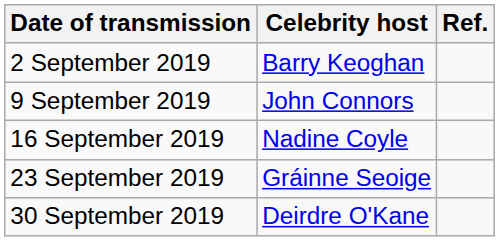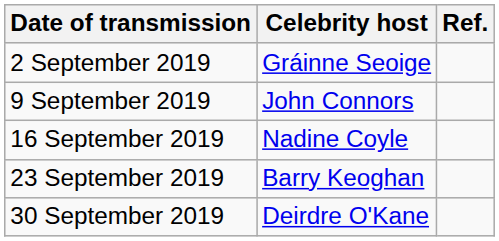(343, 62) Barry Keoghan -> (347, 62) Gráinne Seoige
(347, 178) Gráinne Seoige -> (343, 178) Barry Keoghan
